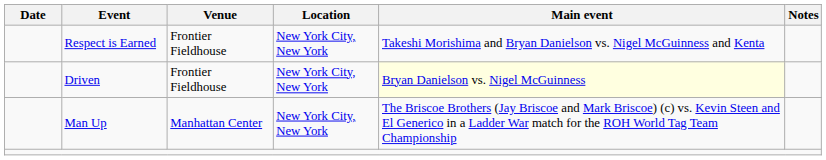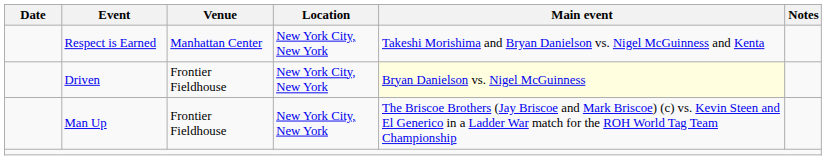(198, 43) Frontier Fieldhouse -> (216, 43) Manhattan Center
(216, 123) Manhattan Center -> (198, 123) Frontier Fieldhouse
